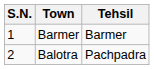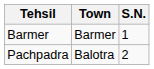columns swapped: (20, 14) <-> (116, 14)
